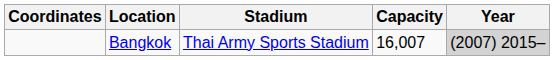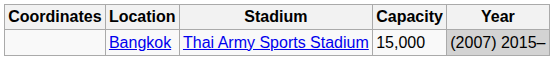(401, 42) 16,007 -> (401, 42) 15,000
